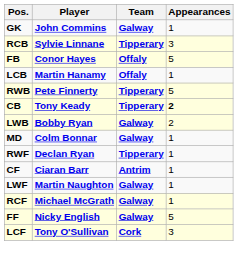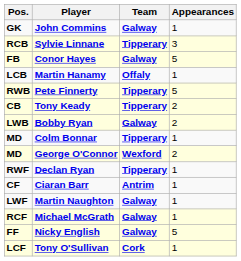(133, 59) Offaly -> (139, 59) Galway
(171, 106) bold -> (174, 106) normal
(136, 138) Galway -> (145, 138) Tipperary
+ row: (76, 153)
(171, 232) 3 -> (174, 248) 1
